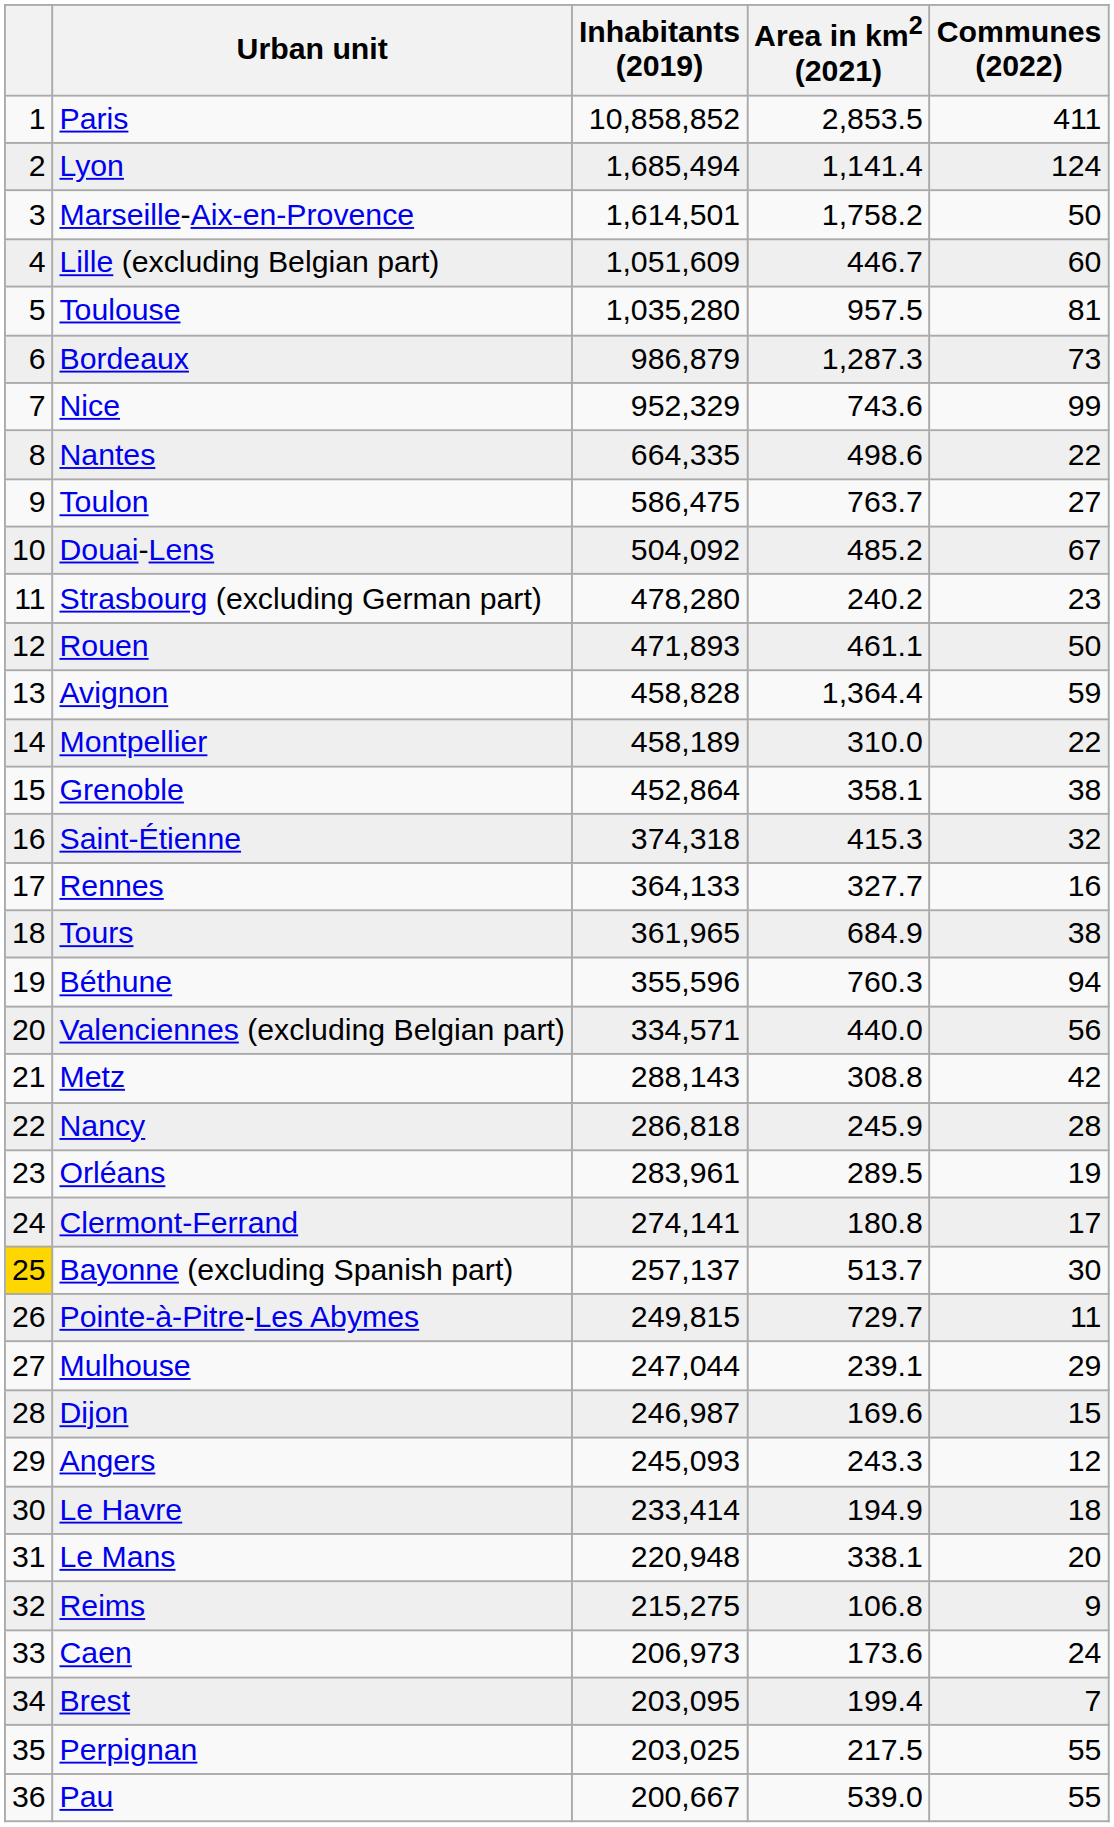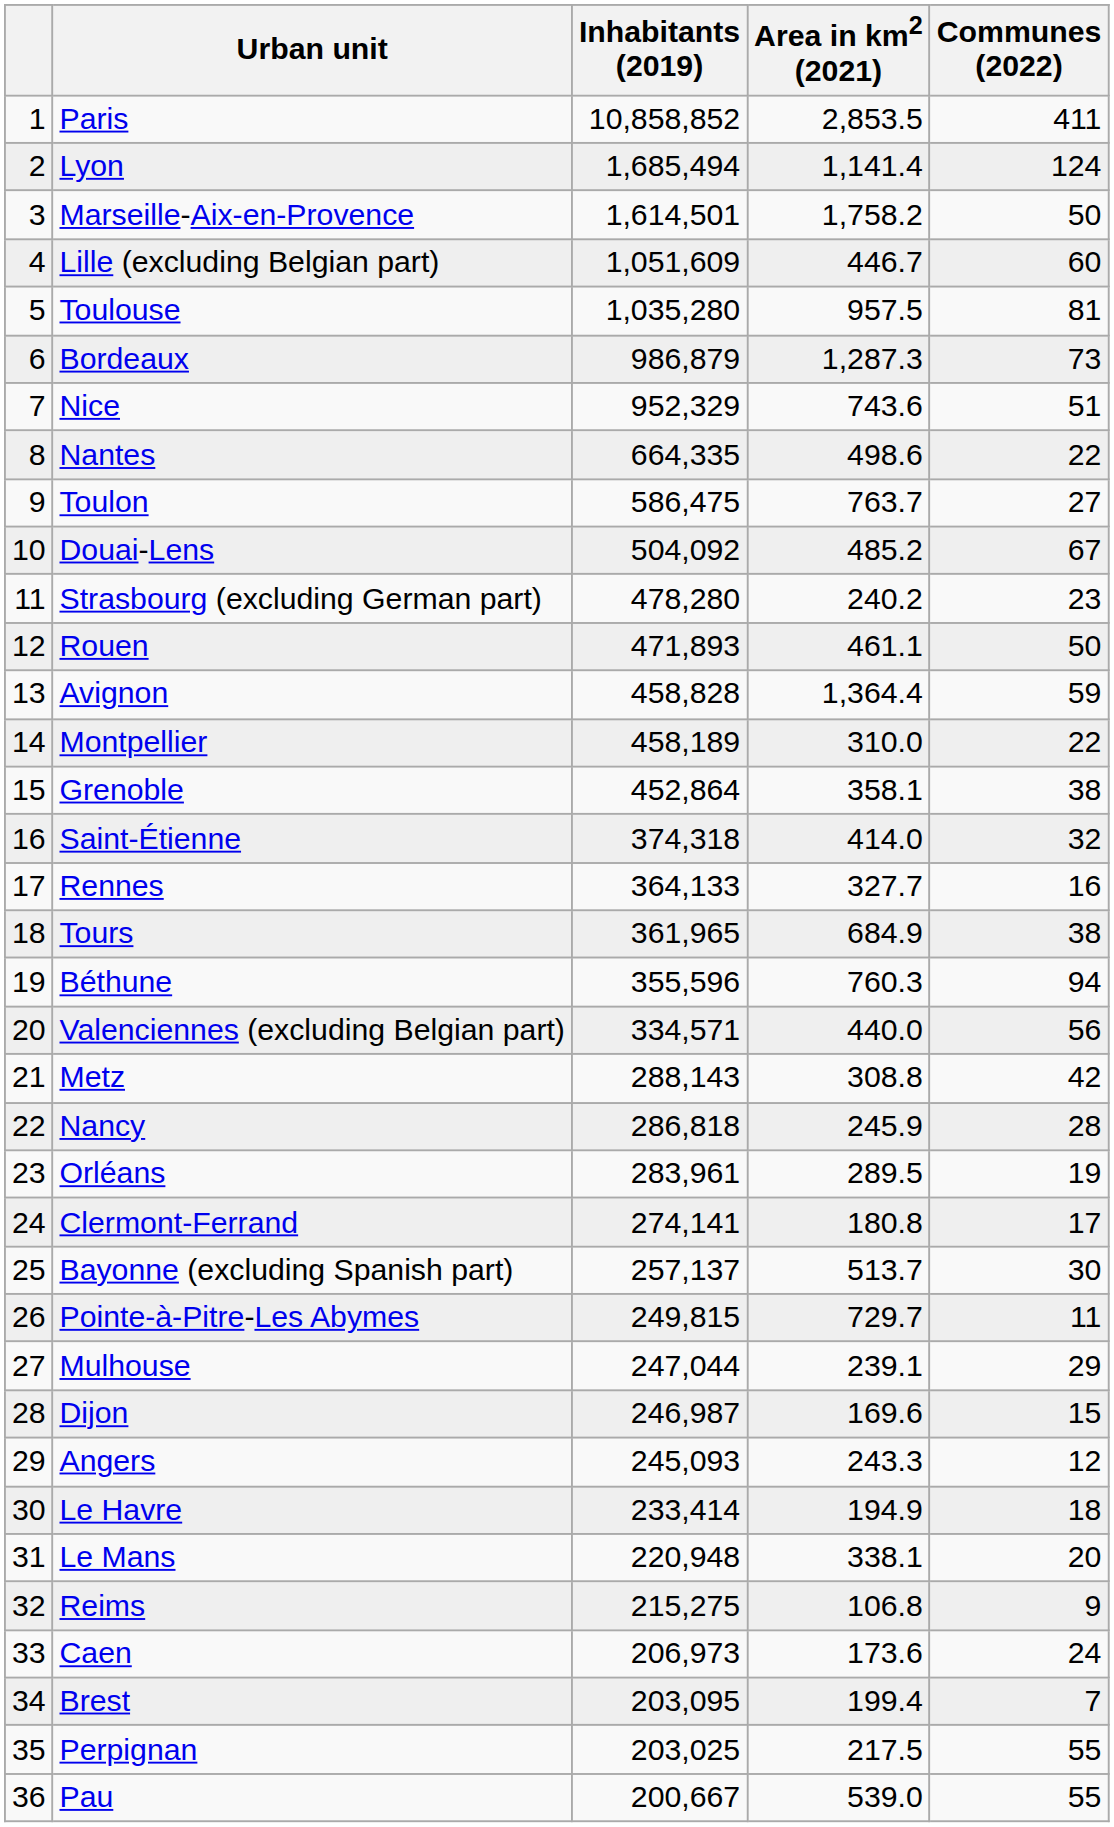(1085, 406) 99 -> (1085, 406) 51
(885, 838) 415.3 -> (885, 838) 414.0
(29, 1269) gold background -> (29, 1269) no background
